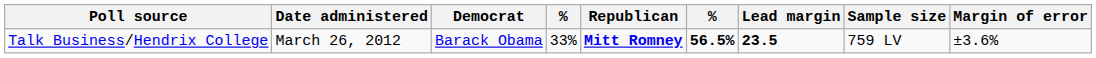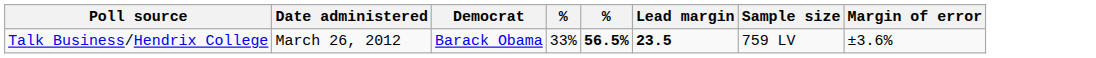- column: (633, 17)
